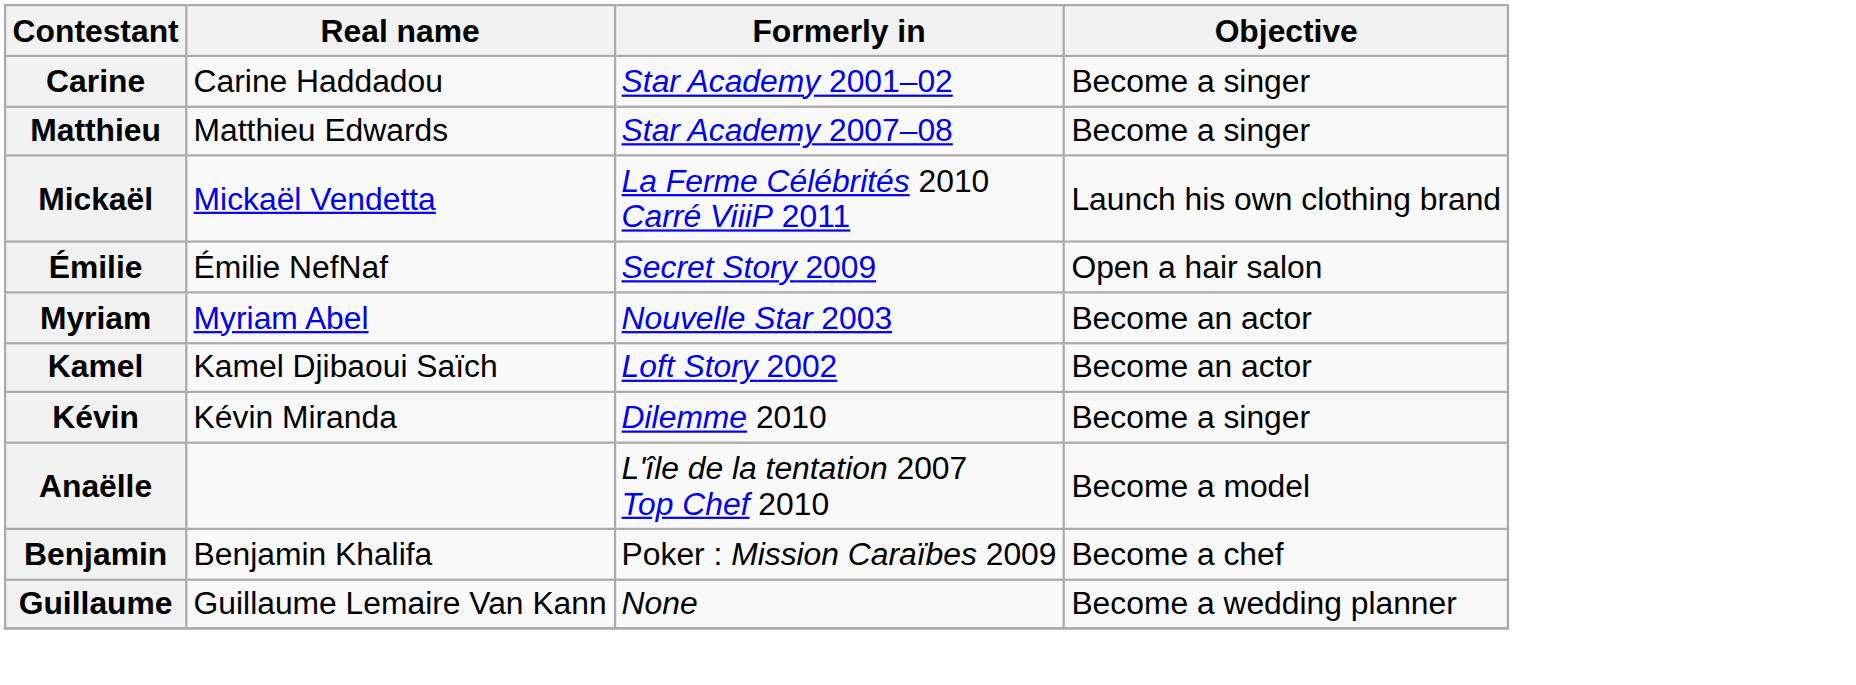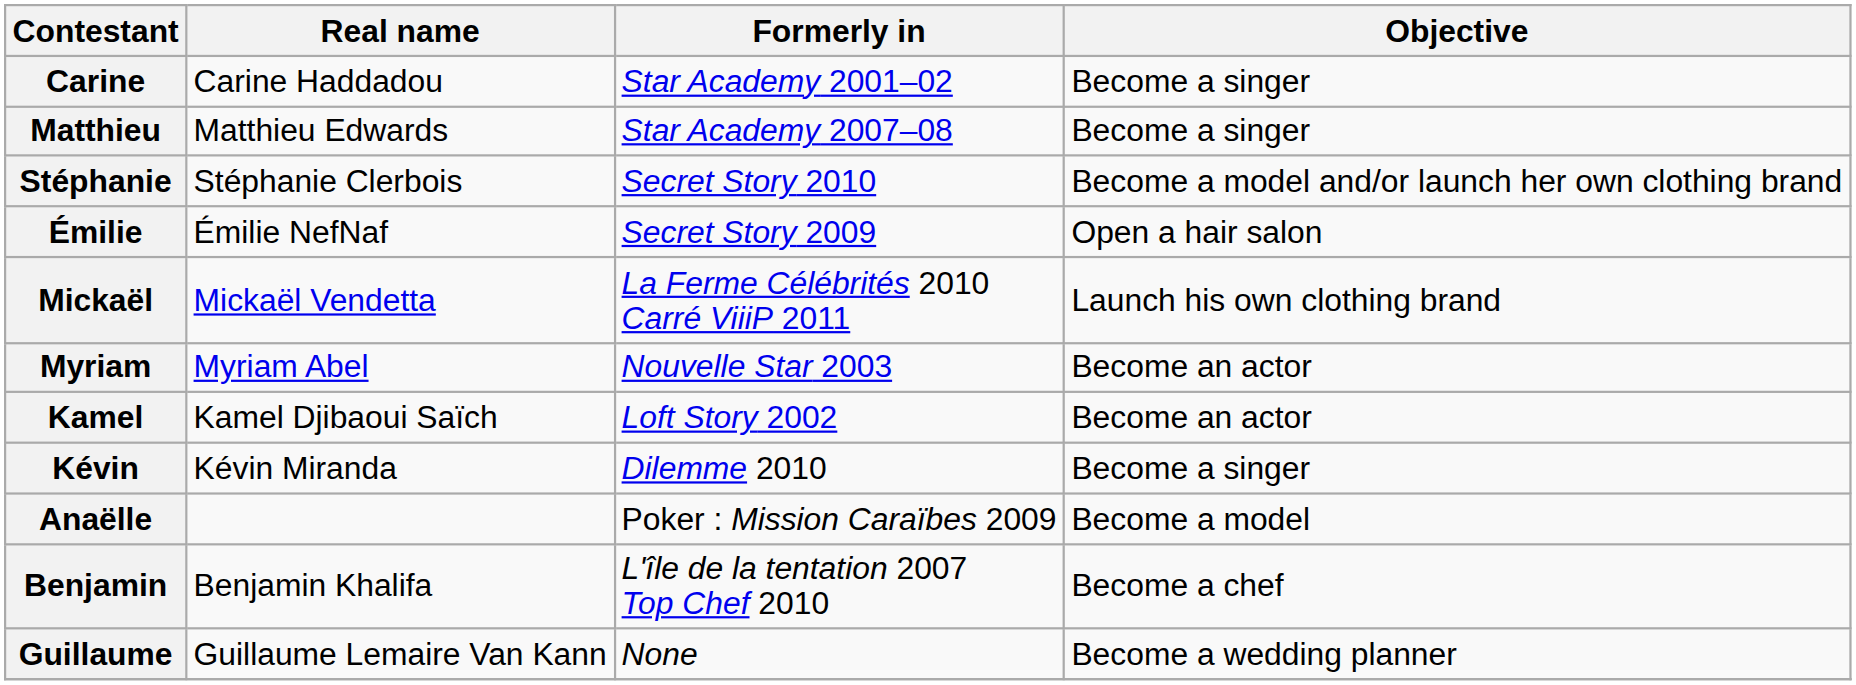+ row: (96, 181)
rows swapped: (96, 199) <-> (96, 267)
(794, 486) L'île de la tentation 2007 Top Chef 2010 -> (839, 518) Poker : Mission Caraïbes 2009
(839, 554) Poker : Mission Caraïbes 2009 -> (794, 586) L'île de la tentation 2007 Top Chef 2010
